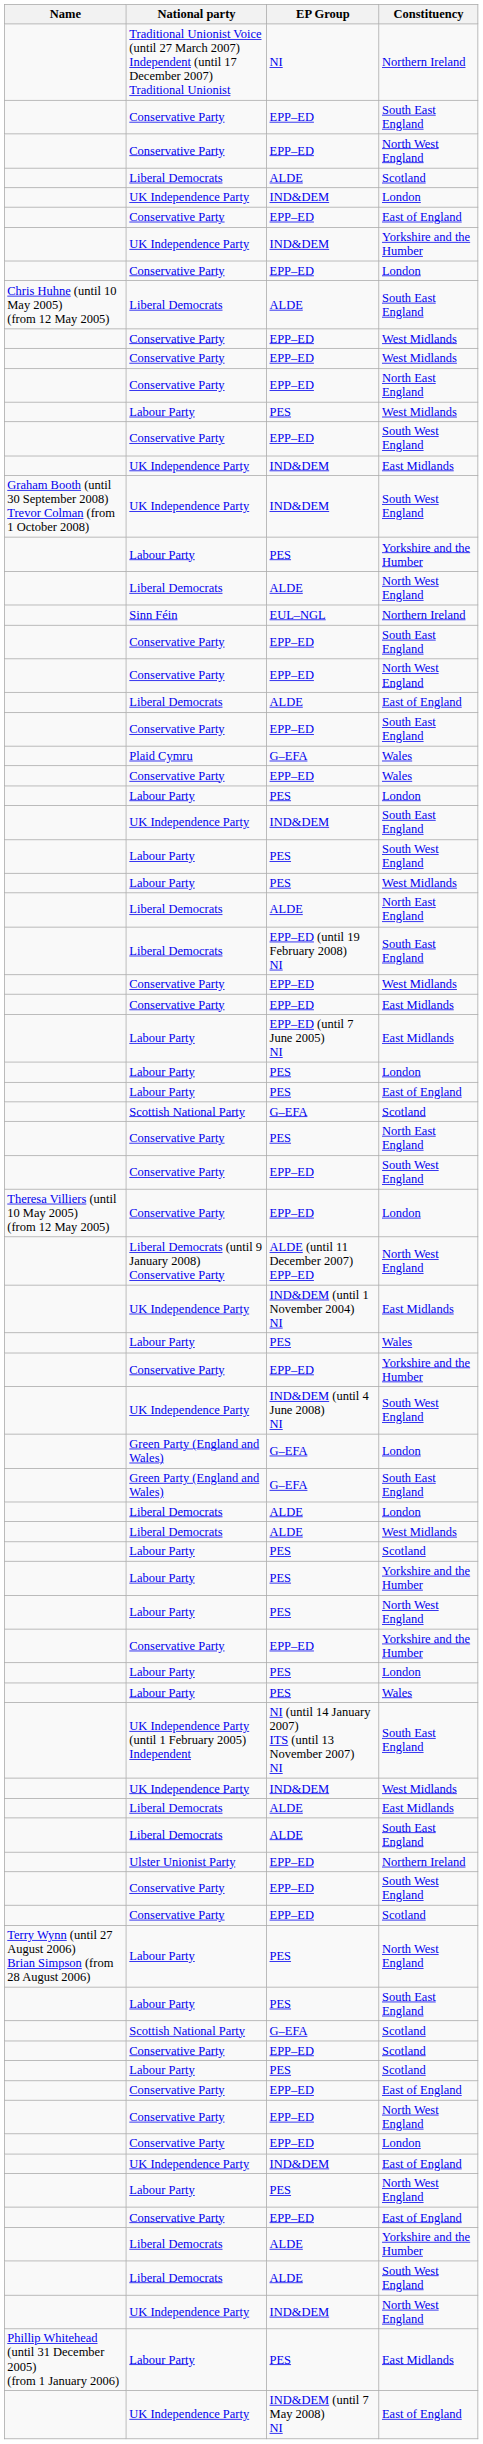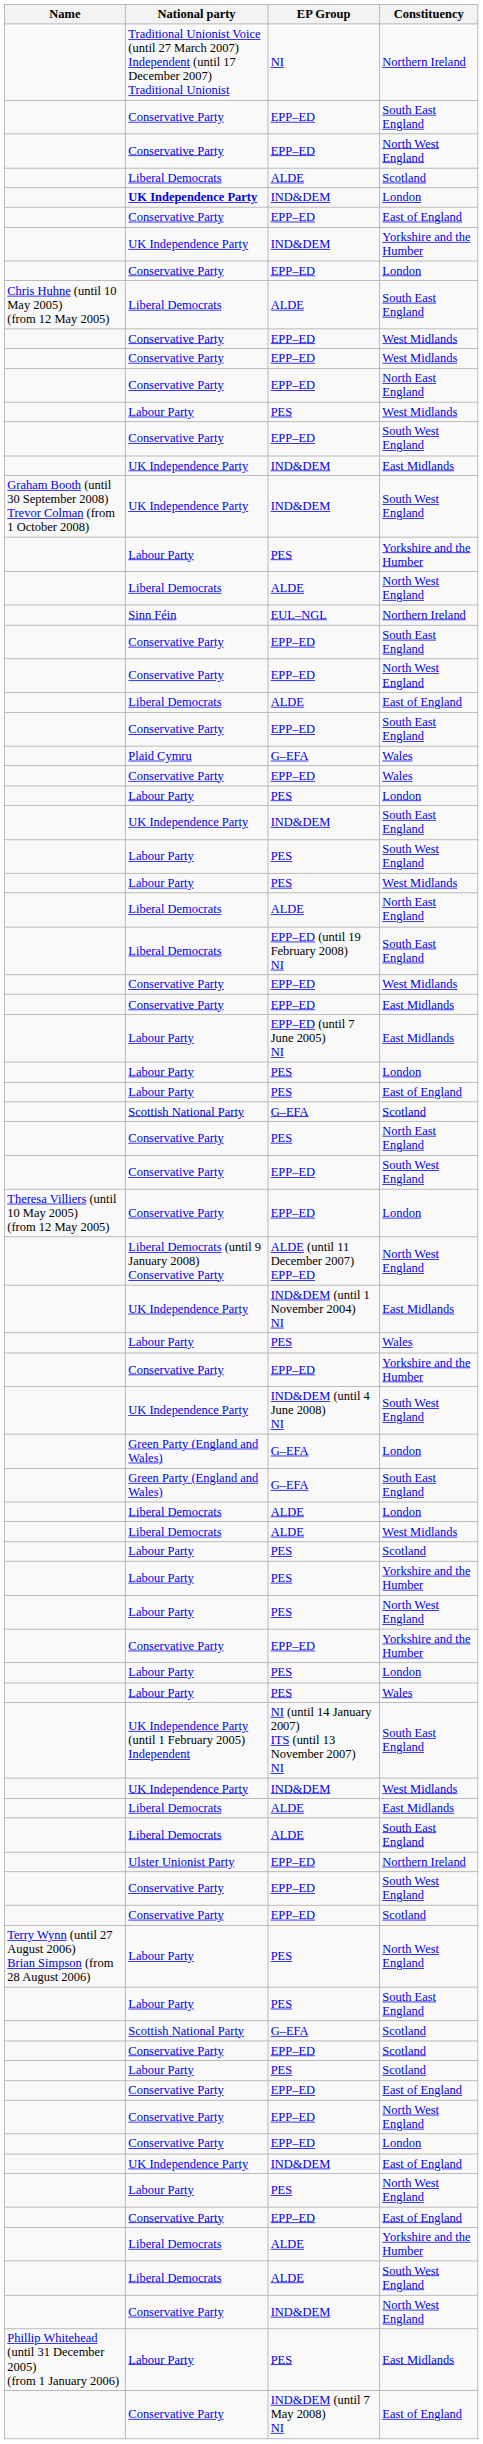(189, 197) normal -> (193, 197) bold
(189, 2311) UK Independence Party -> (176, 2311) Conservative Party
(189, 2414) UK Independence Party -> (176, 2414) Conservative Party
